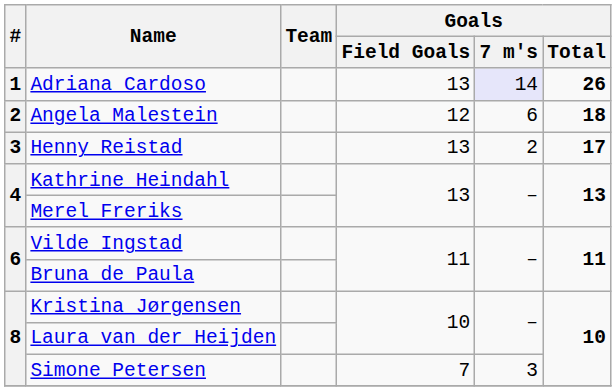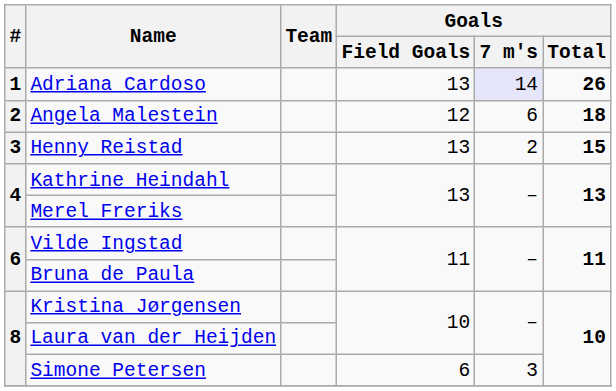(594, 148) 17 -> (594, 148) 15
(464, 370) 7 -> (464, 370) 6
